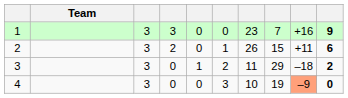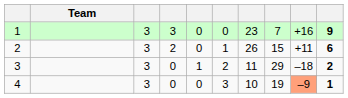(330, 84) 0 -> (330, 84) 1
